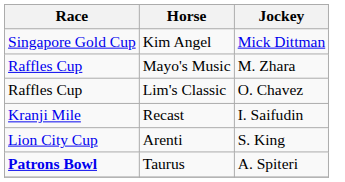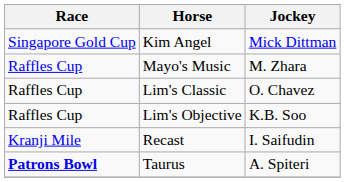+ row: (192, 115)
- row: (163, 139)
